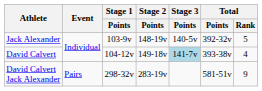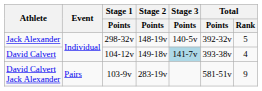(119, 40) 103-9v -> (119, 40) 298-32v
(119, 74) 298-32v -> (119, 74) 103-9v
